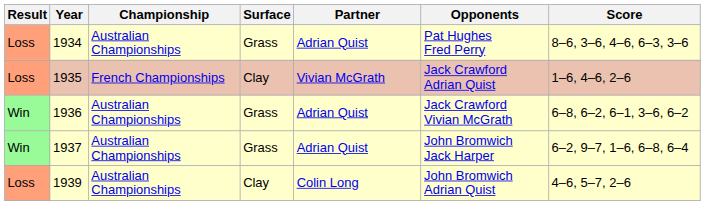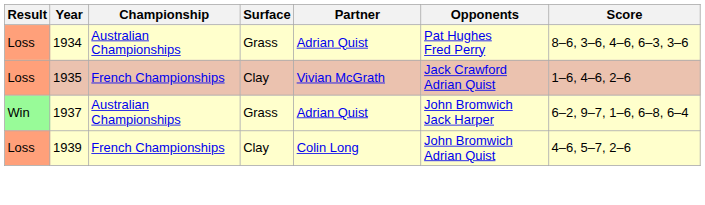- row: (67, 112)
(136, 183) Australian Championships -> (158, 148) French Championships
